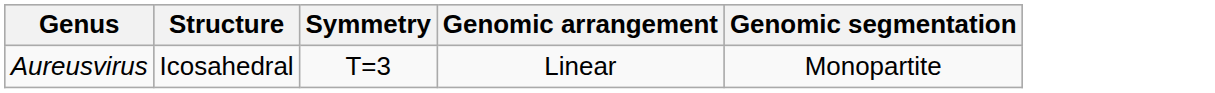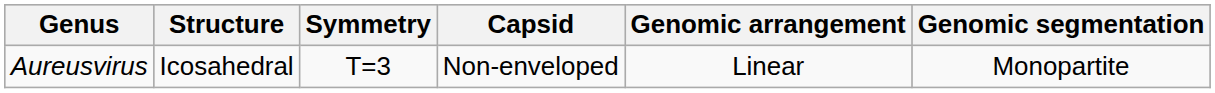+ column: (531, 25)
